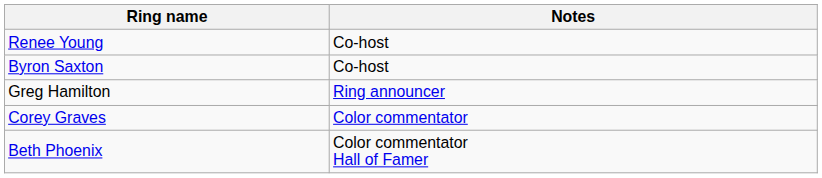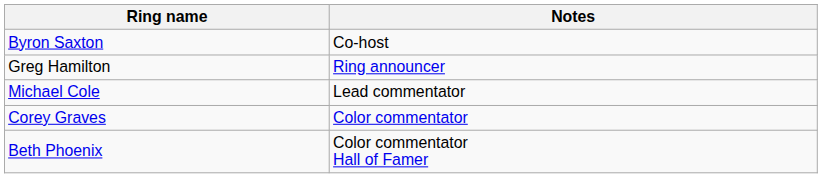- row: (56, 42)
+ row: (54, 92)
